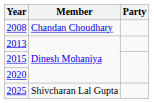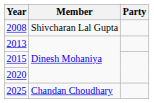(72, 28) Chandan Choudhary -> (75, 28) Shivcharan Lal Gupta
(75, 91) Shivcharan Lal Gupta -> (72, 91) Chandan Choudhary
